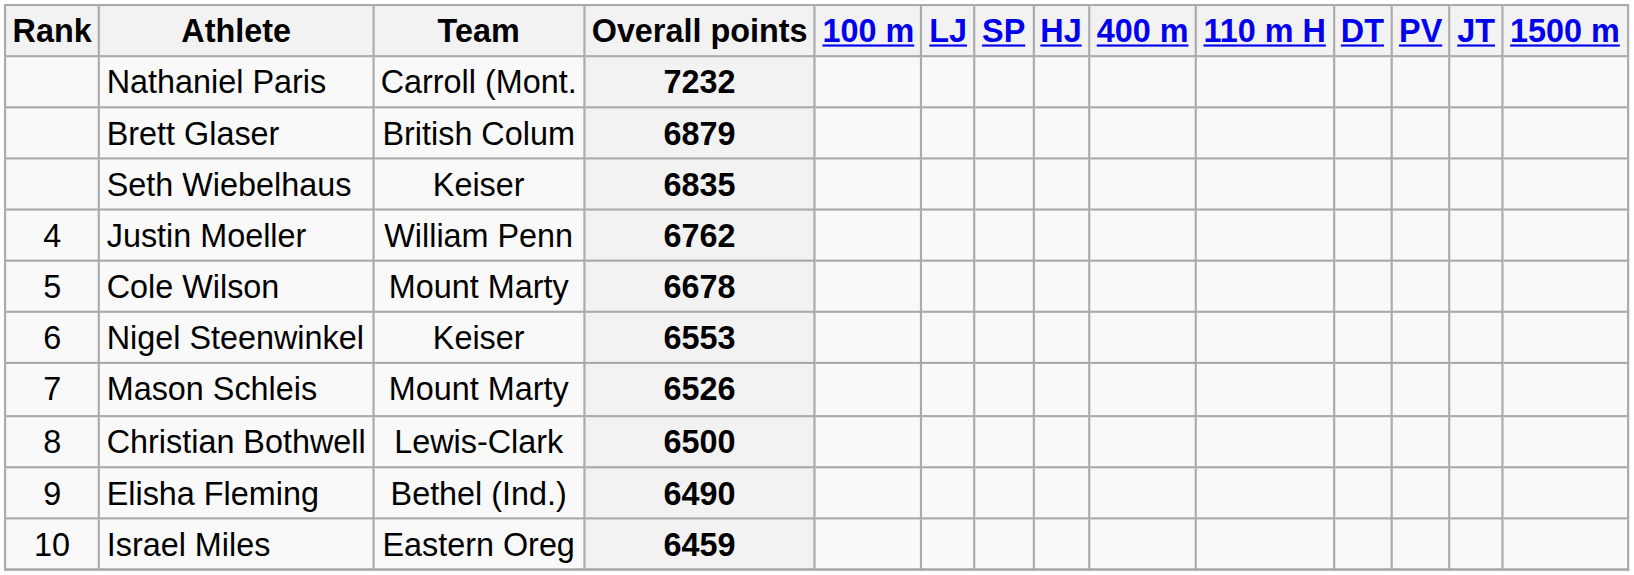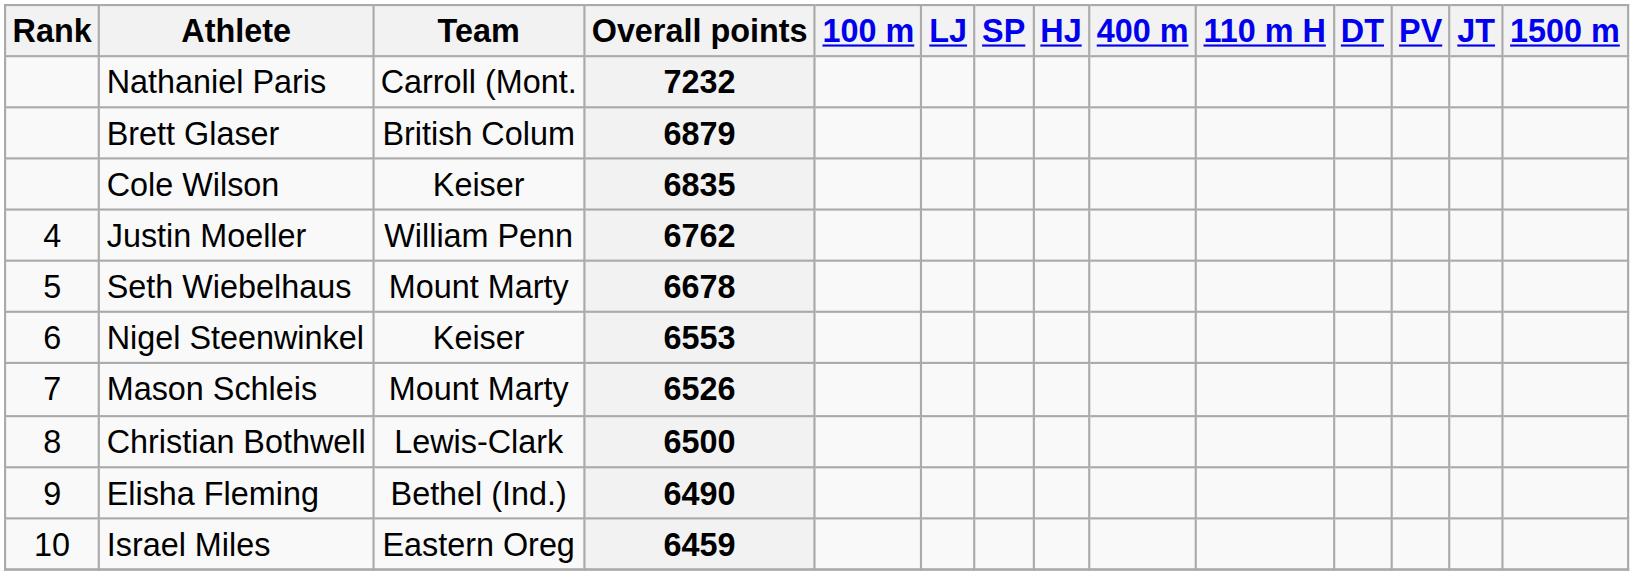(229, 185) Seth Wiebelhaus -> (193, 185) Cole Wilson
(193, 287) Cole Wilson -> (229, 287) Seth Wiebelhaus
